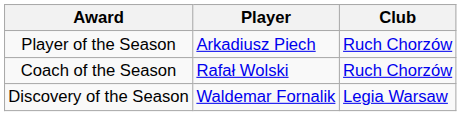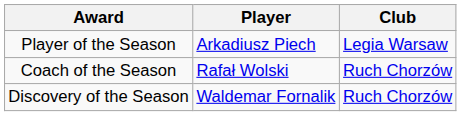(398, 44) Ruch Chorzów -> (395, 44) Legia Warsaw
(395, 96) Legia Warsaw -> (398, 96) Ruch Chorzów
